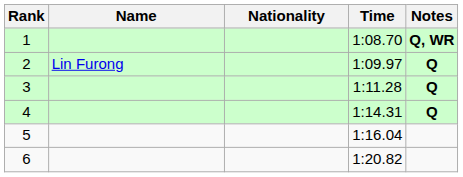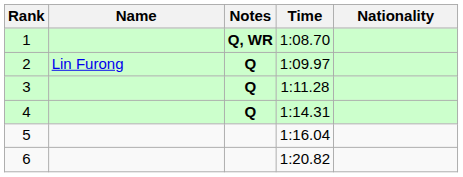columns swapped: (287, 16) <-> (432, 16)
